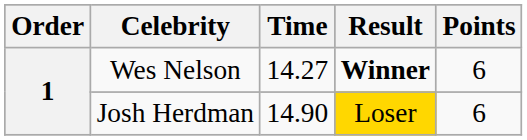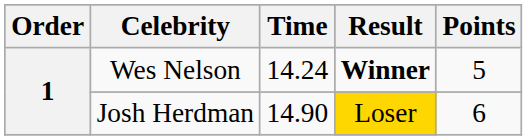(297, 69) 14.27 -> (297, 69) 14.24
(479, 69) 6 -> (479, 69) 5
